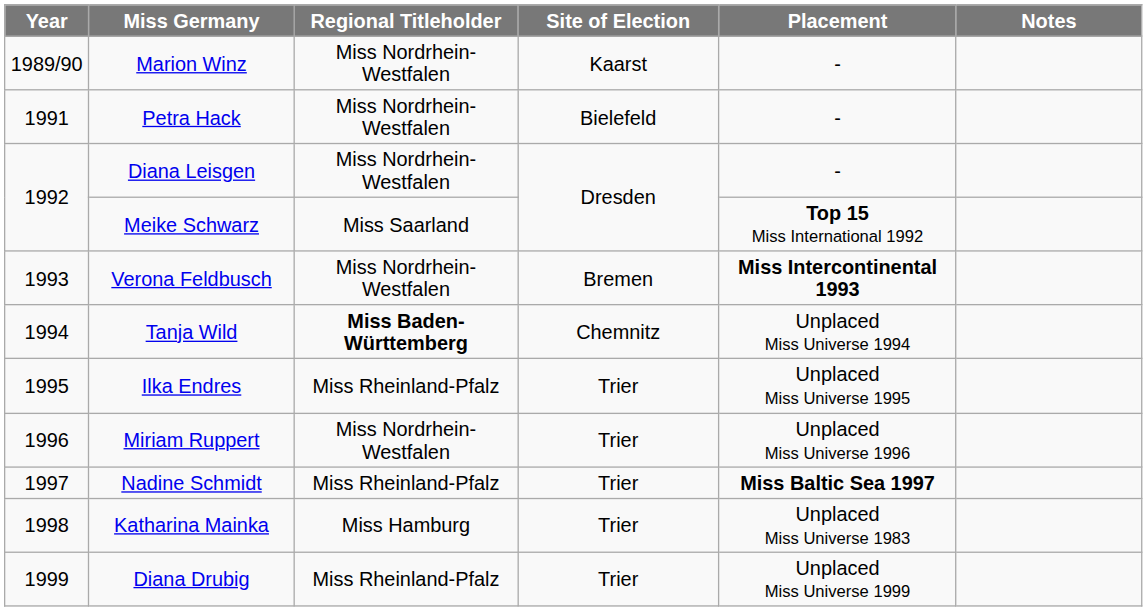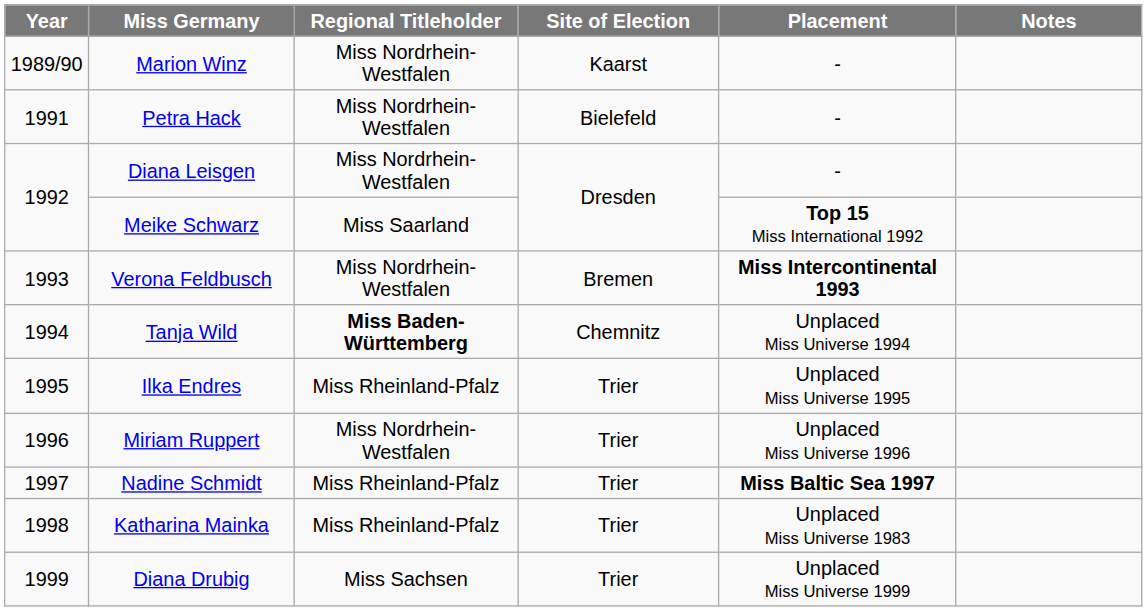(406, 525) Miss Hamburg -> (406, 525) Miss Rheinland-Pfalz
(406, 579) Miss Rheinland-Pfalz -> (406, 579) Miss Sachsen
